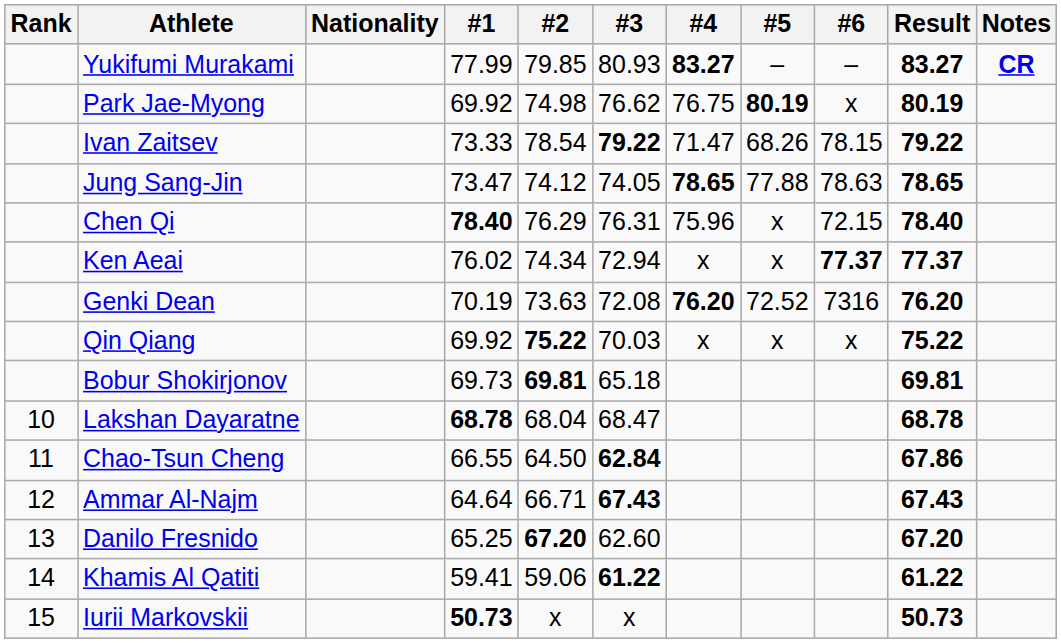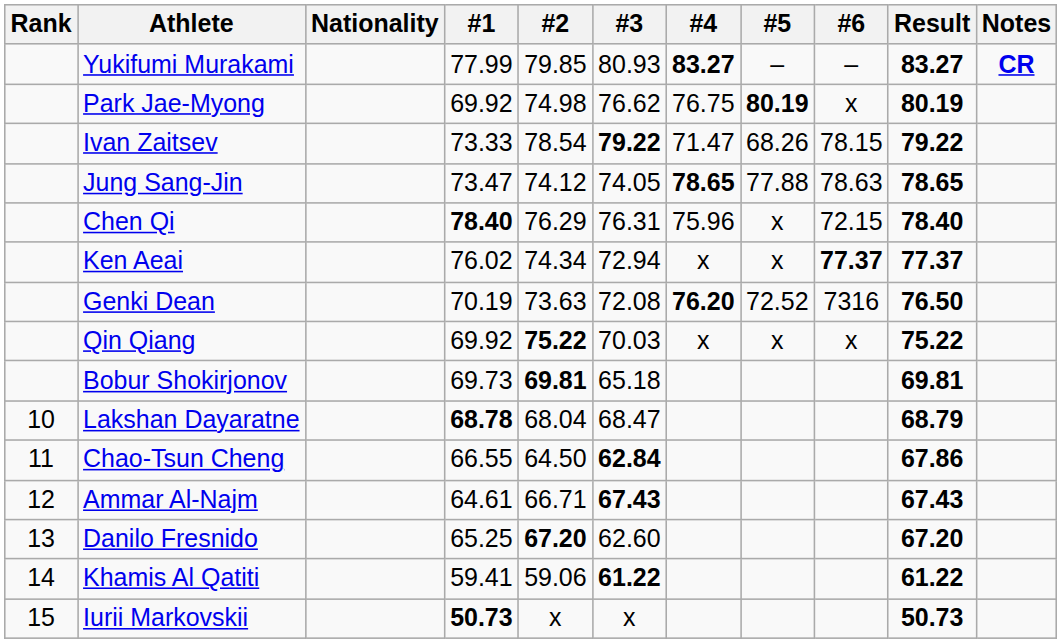(932, 301) 76.20 -> (932, 301) 76.50
(932, 420) 68.78 -> (932, 420) 68.79
(481, 499) 64.64 -> (481, 499) 64.61
